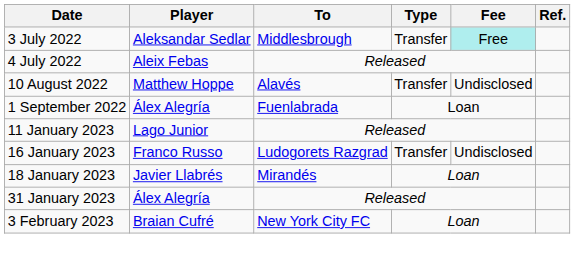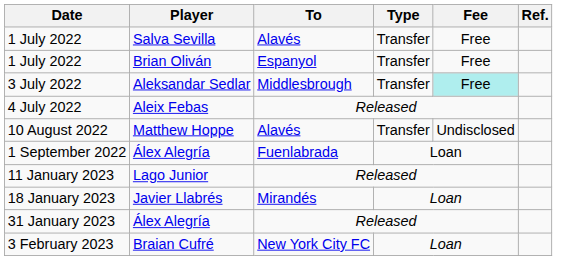+ row: (45, 38)
+ row: (45, 61)
- row: (61, 152)
